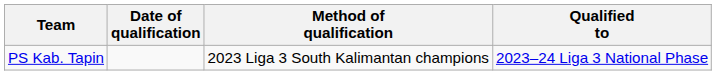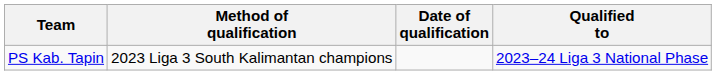columns swapped: (348, 25) <-> (156, 25)
